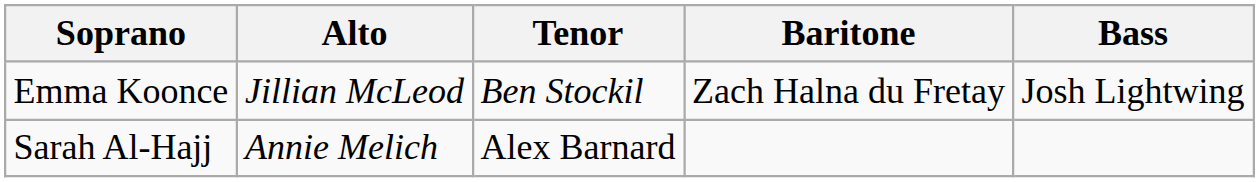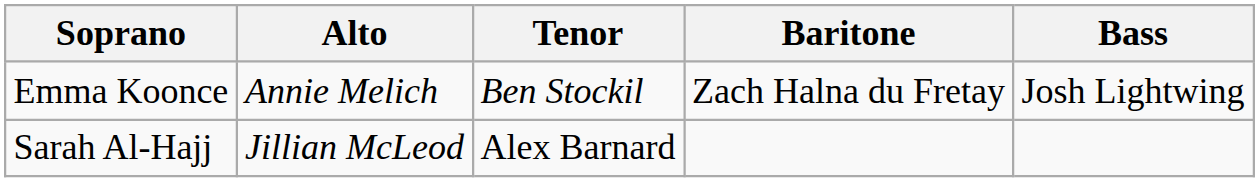(354, 90) Jillian McLeod -> (341, 90) Annie Melich
(341, 147) Annie Melich -> (354, 147) Jillian McLeod
